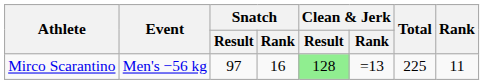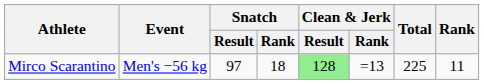(278, 67) 16 -> (278, 67) 18
